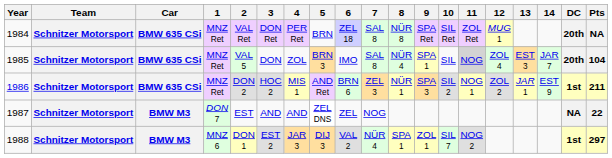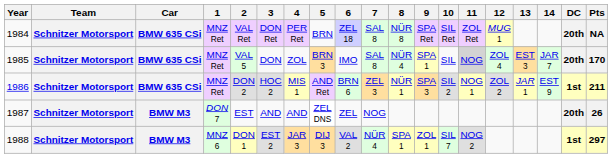(597, 60) 104 -> (597, 60) 170
(574, 113) NA -> (574, 113) 20th
(597, 113) 22 -> (597, 113) 26
